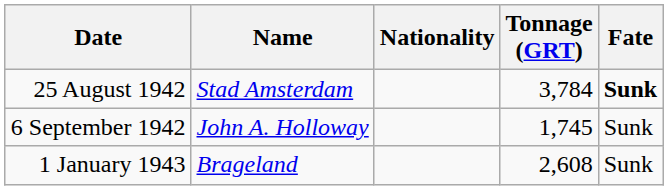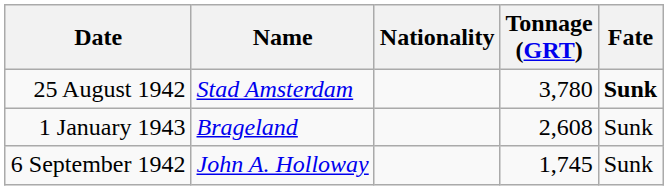(566, 88) 3,784 -> (566, 88) 3,780
rows swapped: (98, 126) <-> (112, 164)
